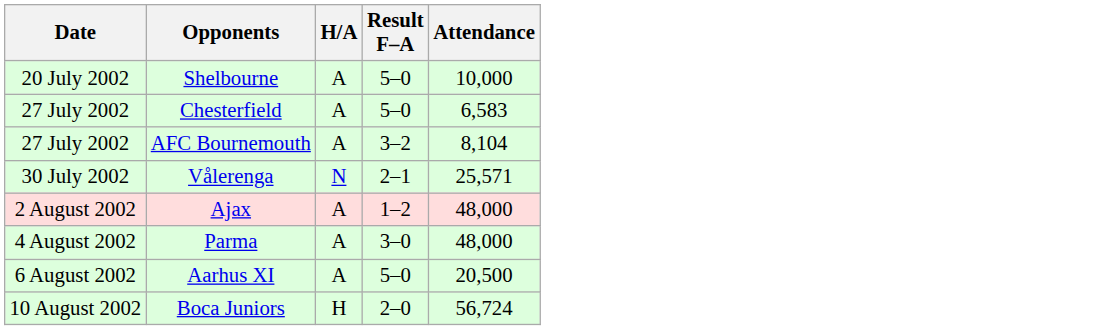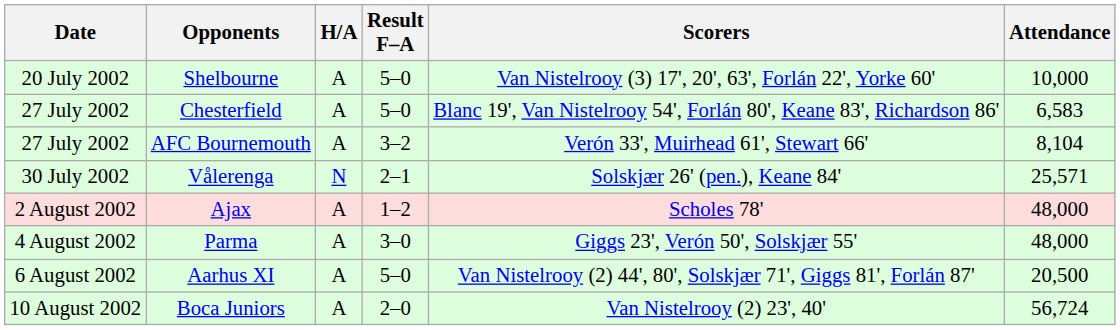+ column: (716, 32)
(339, 308) H -> (339, 308) A
